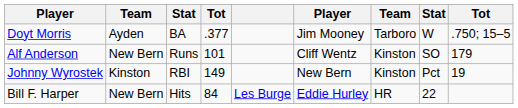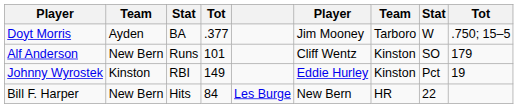(324, 73) New Bern -> (332, 73) Eddie Hurley
(332, 93) Eddie Hurley -> (324, 93) New Bern
